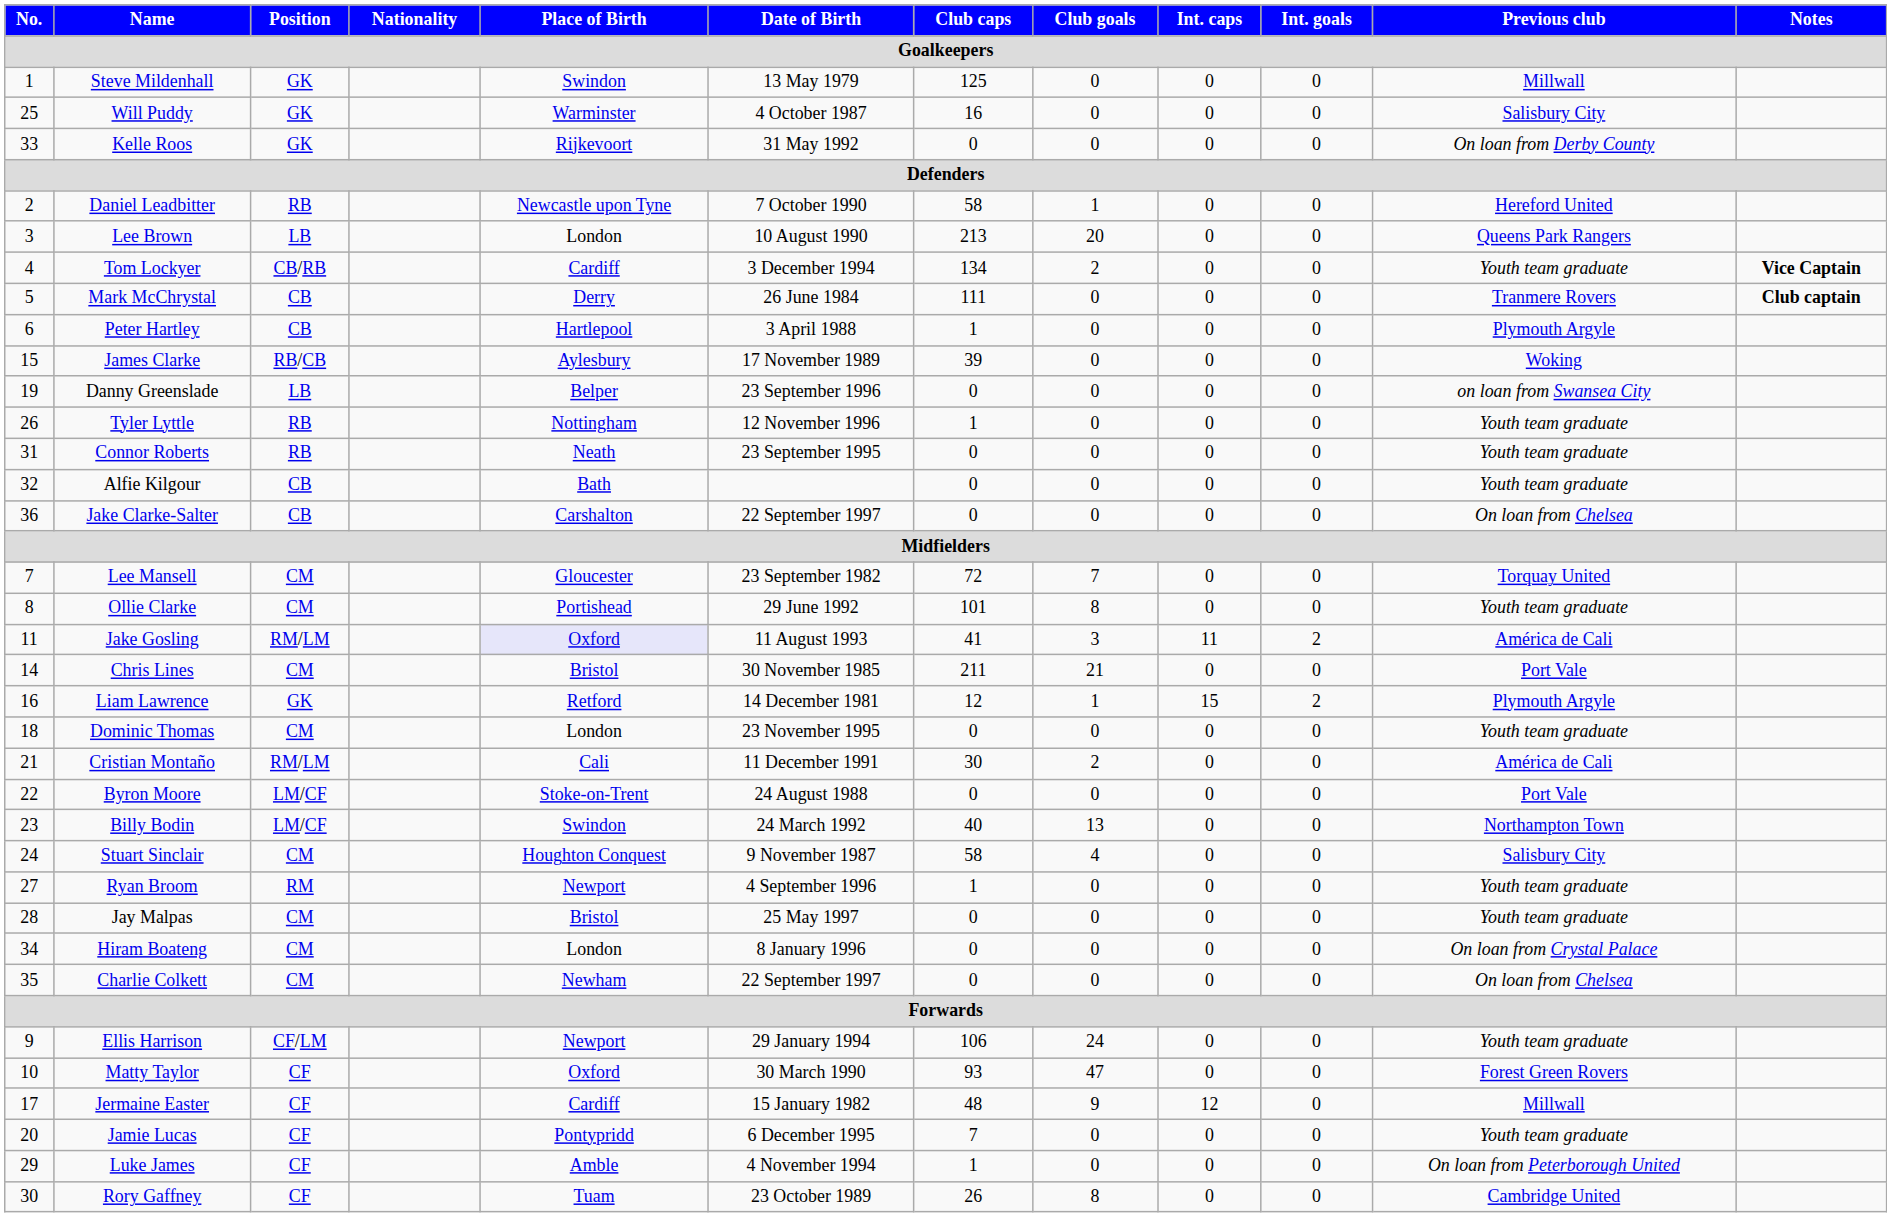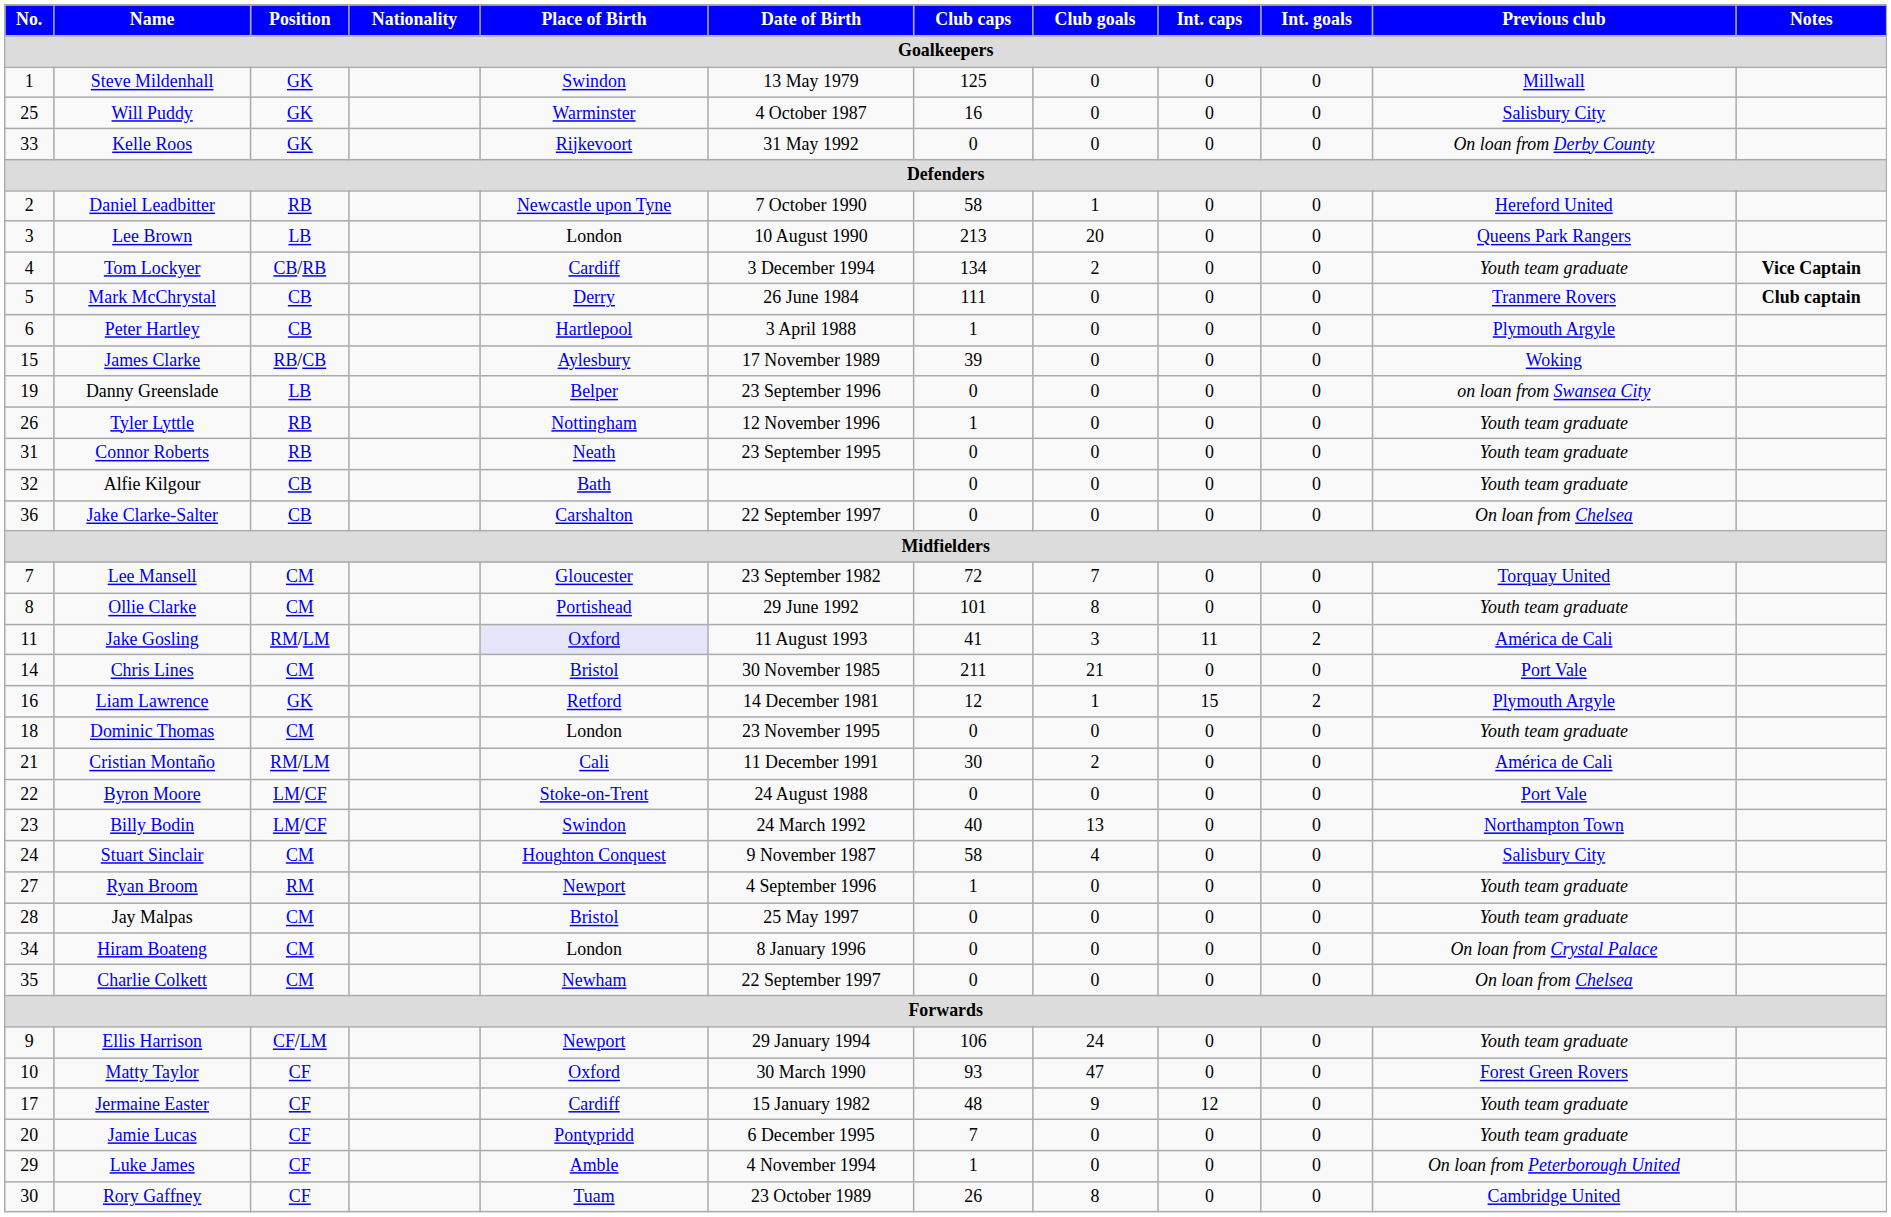(1554, 1103) Millwall -> (1554, 1103) Youth team graduate
